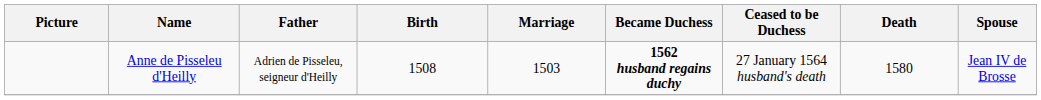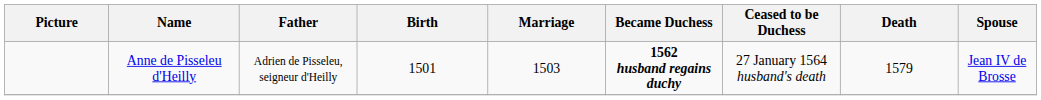(422, 68) 1508 -> (422, 68) 1501
(899, 68) 1580 -> (899, 68) 1579
